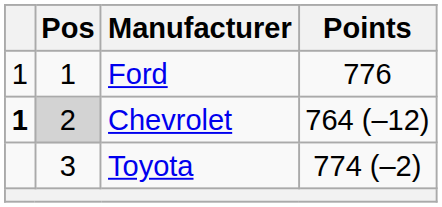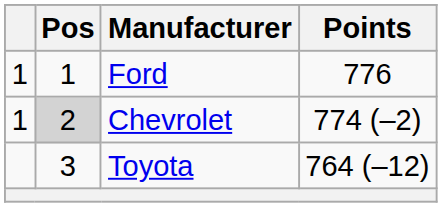(20, 120) bold -> (20, 120) normal
(367, 120) 764 (–12) -> (367, 120) 774 (–2)
(367, 166) 774 (–2) -> (367, 166) 764 (–12)
